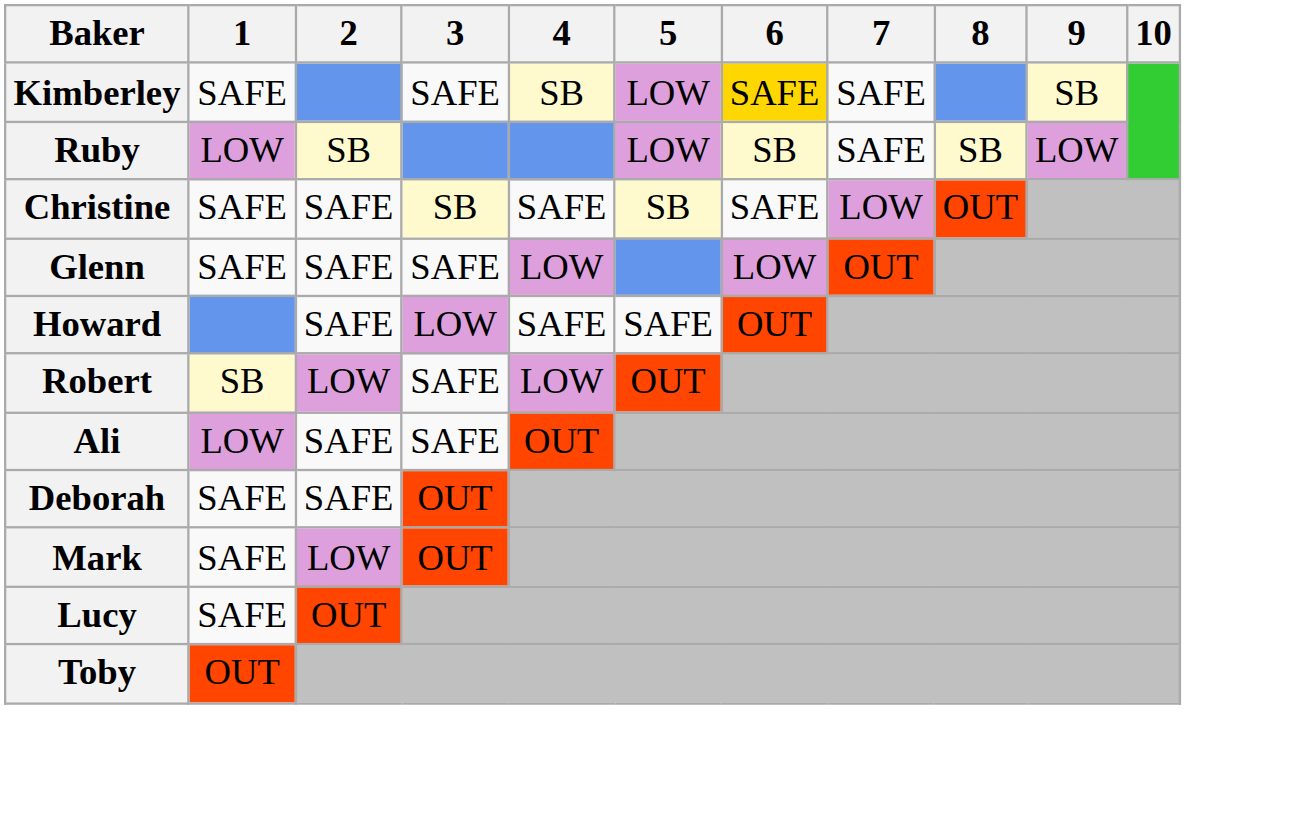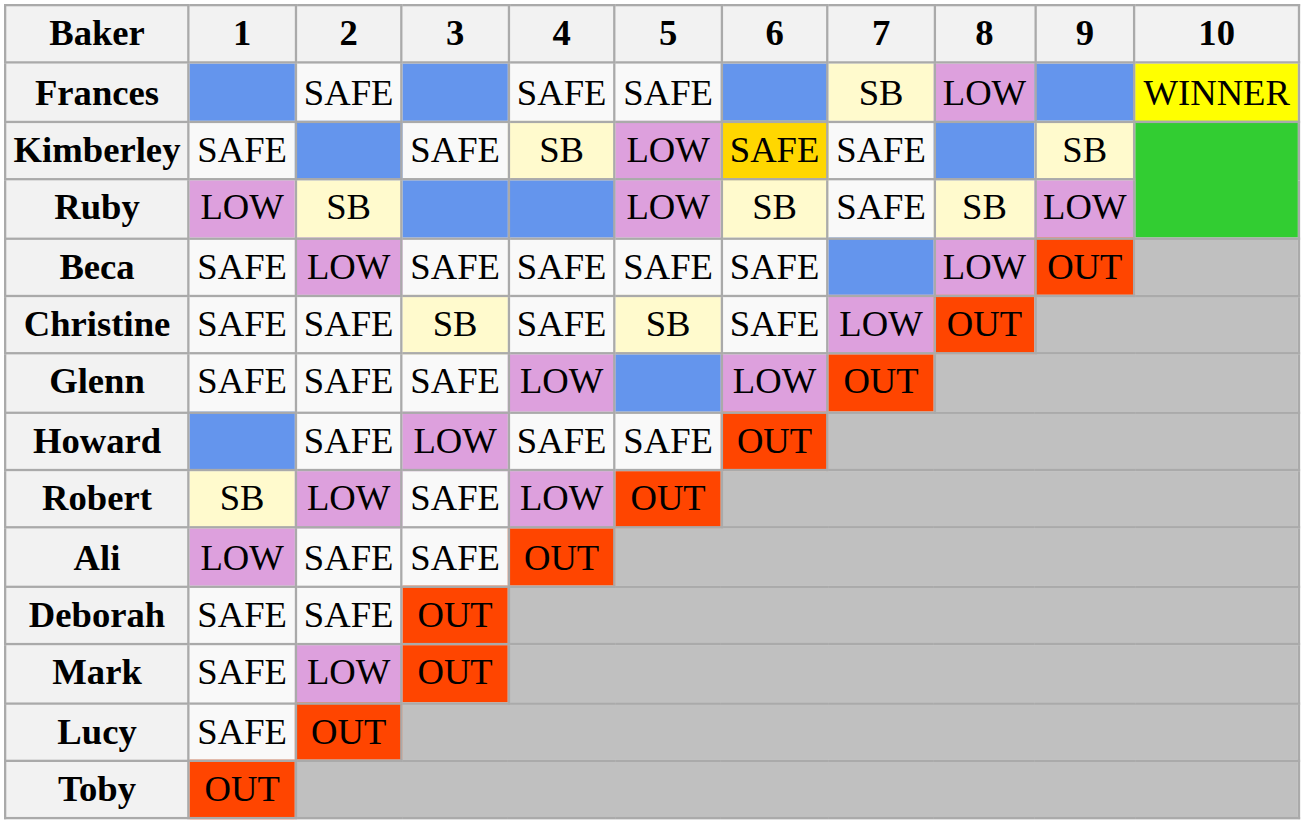+ row: (97, 91)
+ row: (97, 265)
